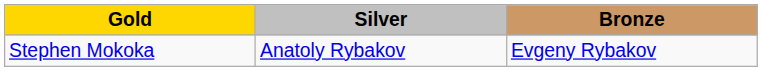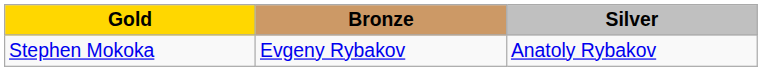columns swapped: (381, 19) <-> (632, 19)
